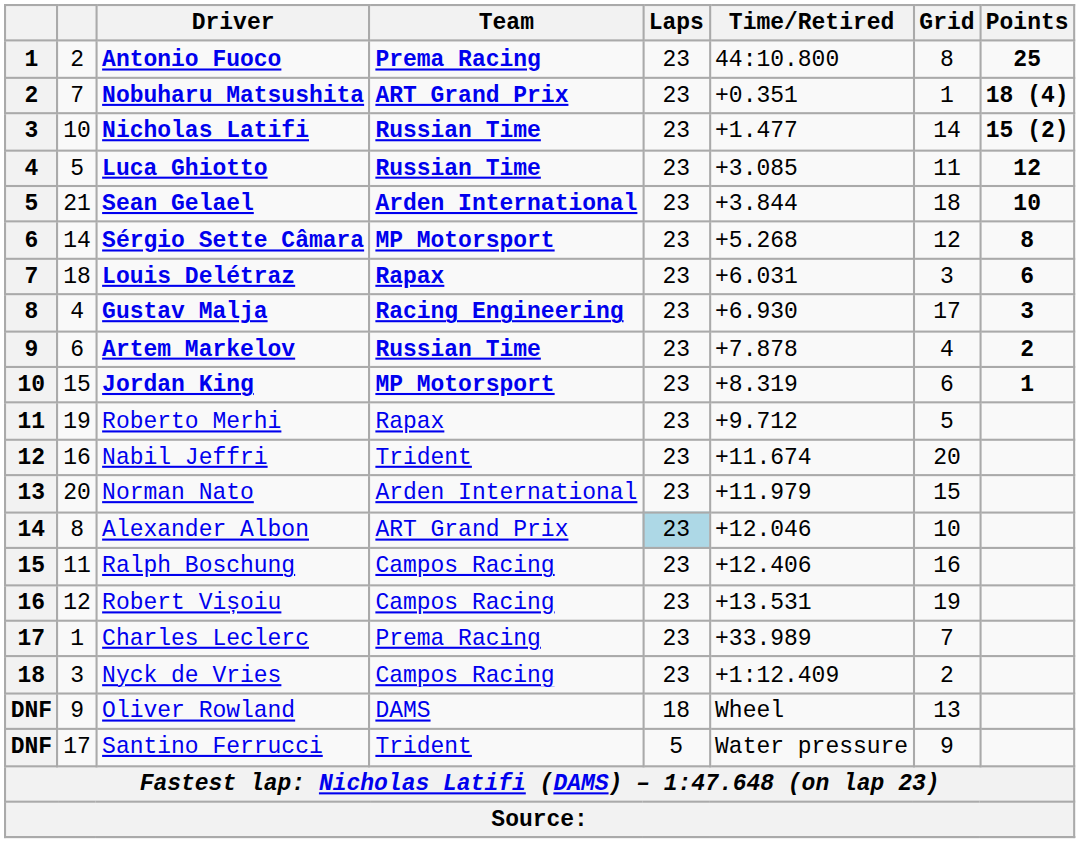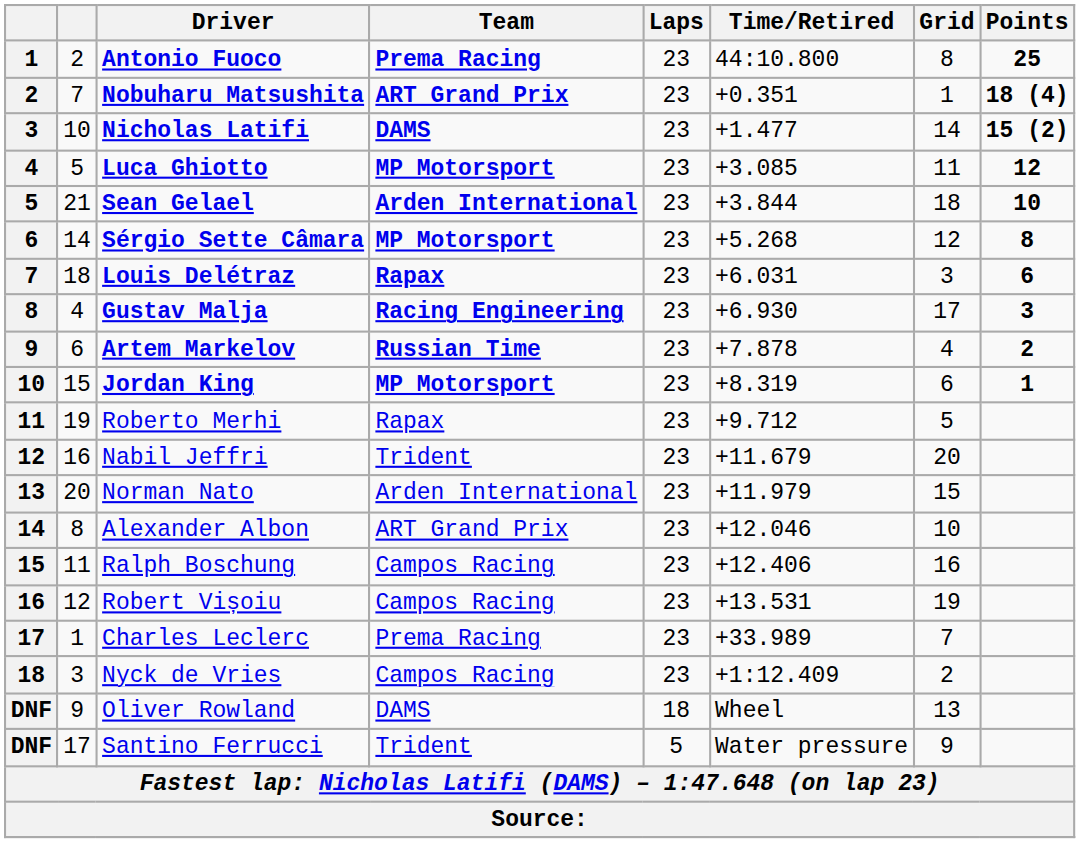(458, 132) Russian Time -> (403, 132) DAMS
(458, 168) Russian Time -> (465, 168) MP Motorsport
(763, 458) +11.674 -> (763, 458) +11.679
(676, 530) lightblue background -> (676, 530) no background
